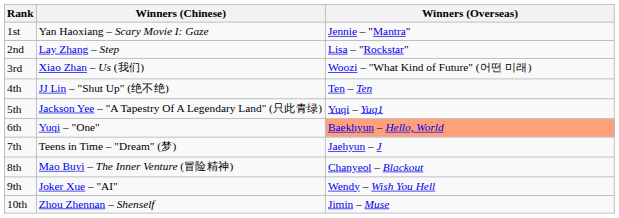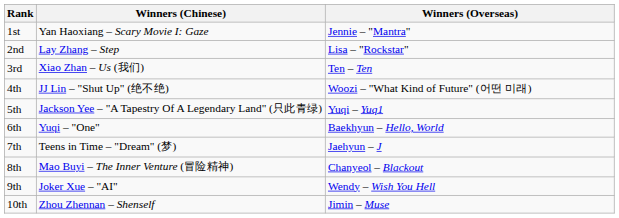(430, 68) Woozi – "What Kind of Future" (어떤 미래) -> (350, 68) Ten – Ten
(350, 88) Ten – Ten -> (430, 88) Woozi – "What Kind of Future" (어떤 미래)
(386, 127) lightsalmon background -> (386, 127) no background
